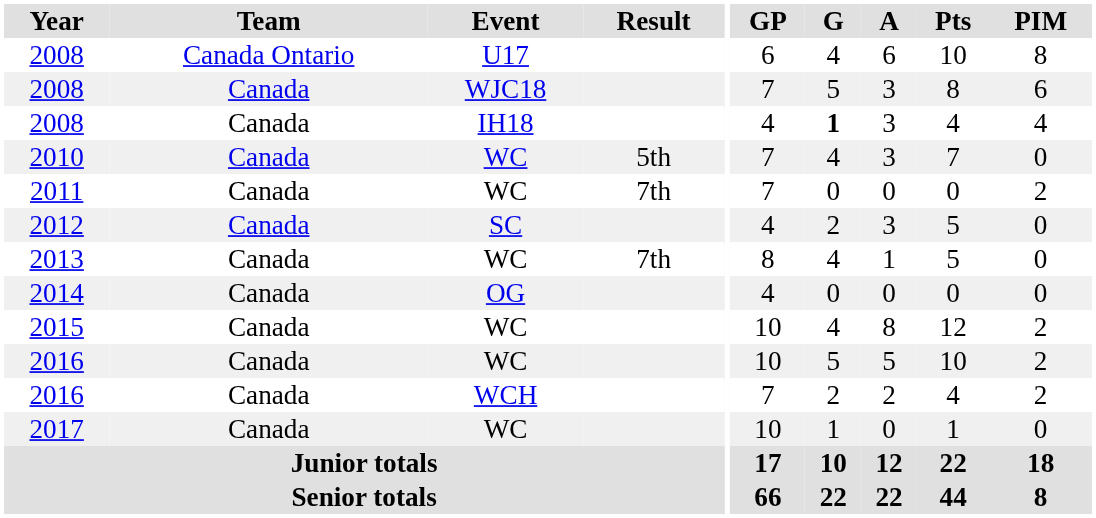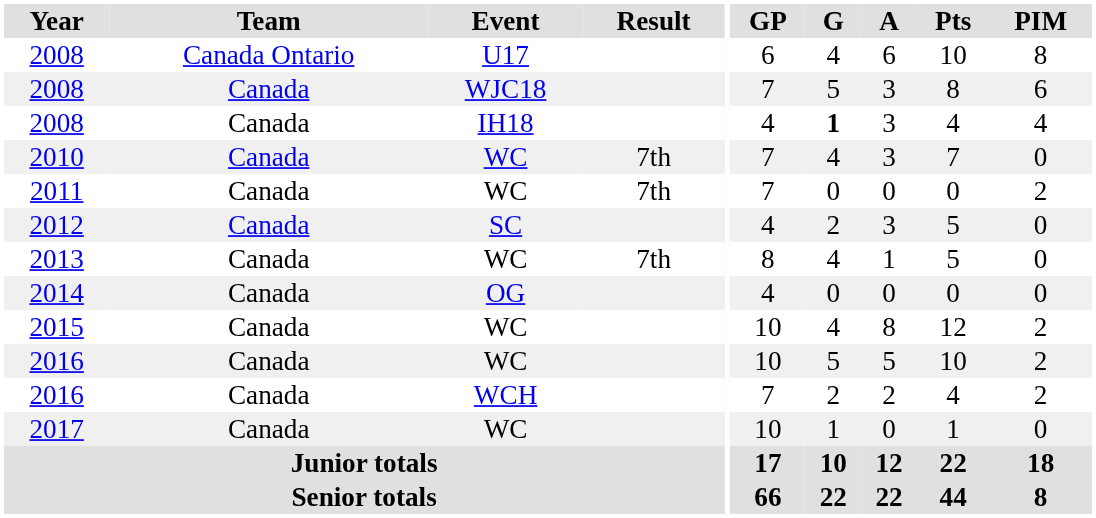(654, 156) 5th -> (654, 156) 7th
